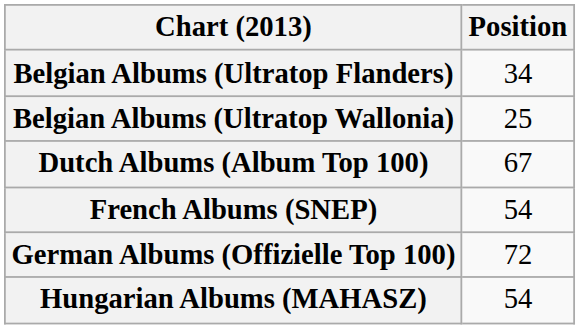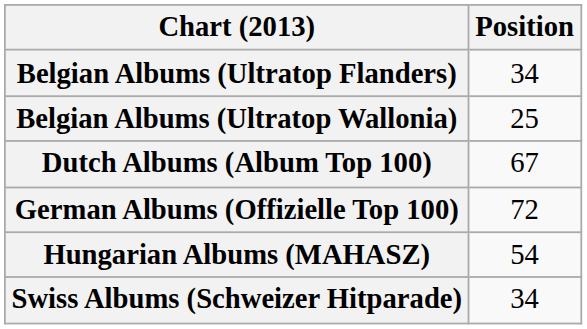- row: (233, 208)
+ row: (237, 299)
